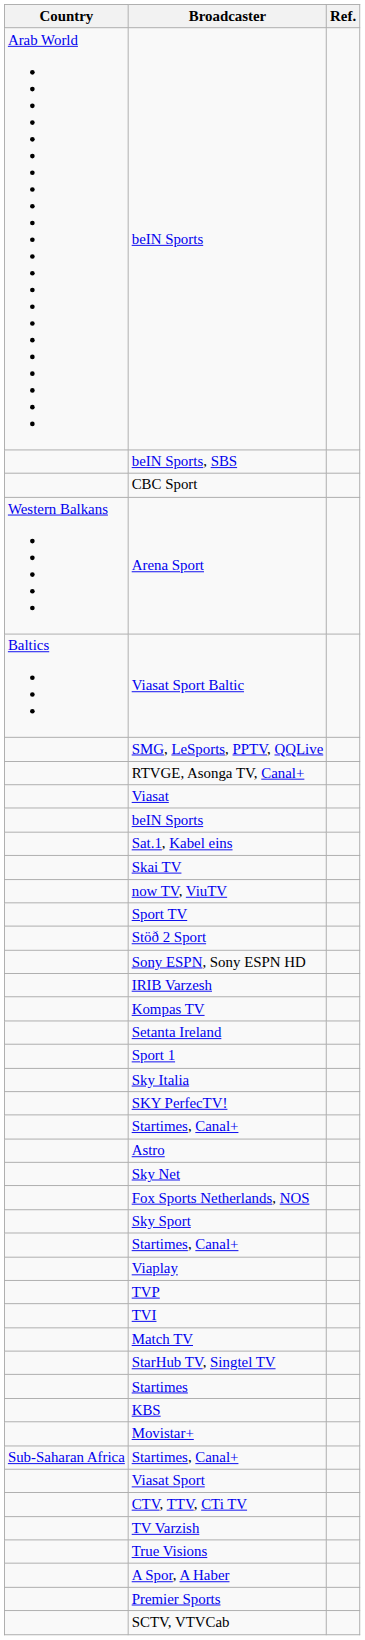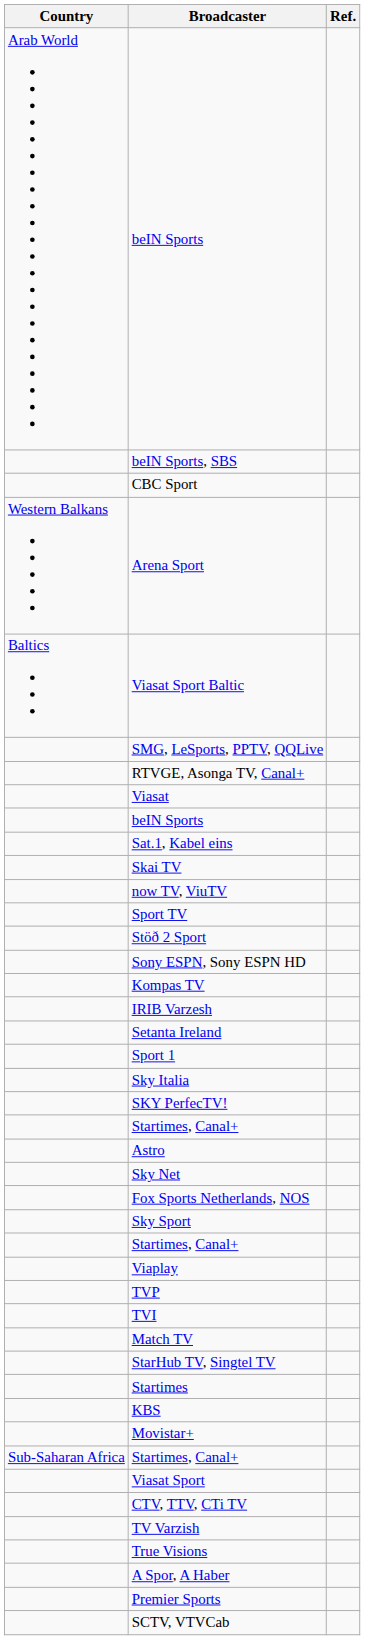rows swapped: (66, 1009) <-> (66, 985)
